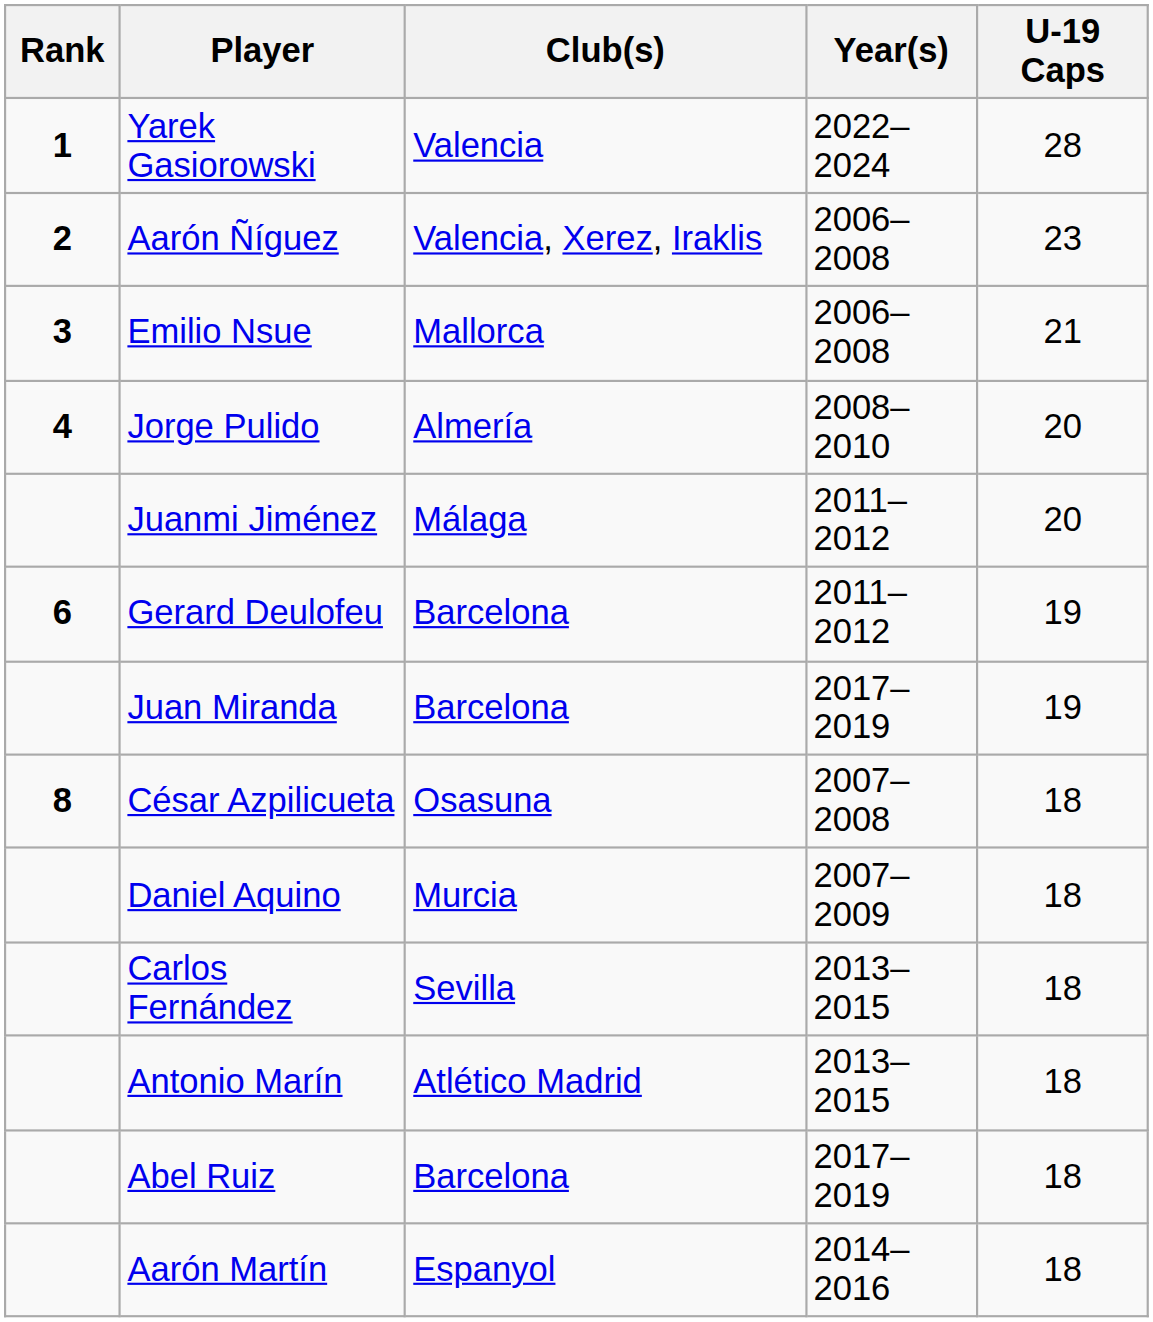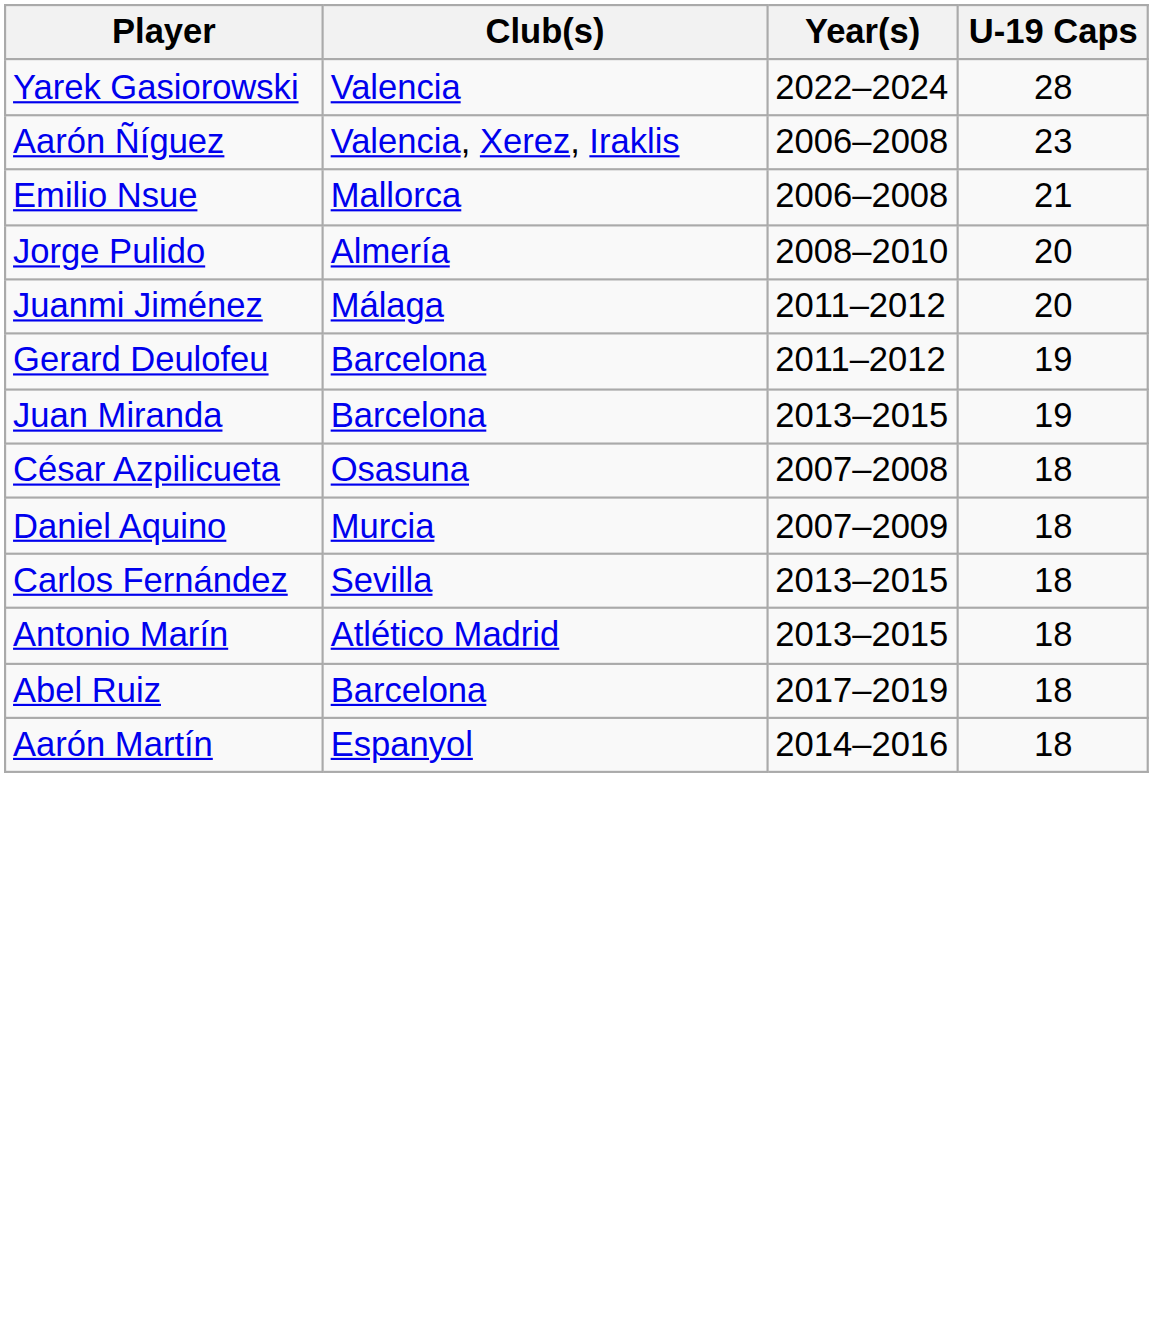- column: (62, 51)
(862, 707) 2017–2019 -> (862, 415) 2013–2015
